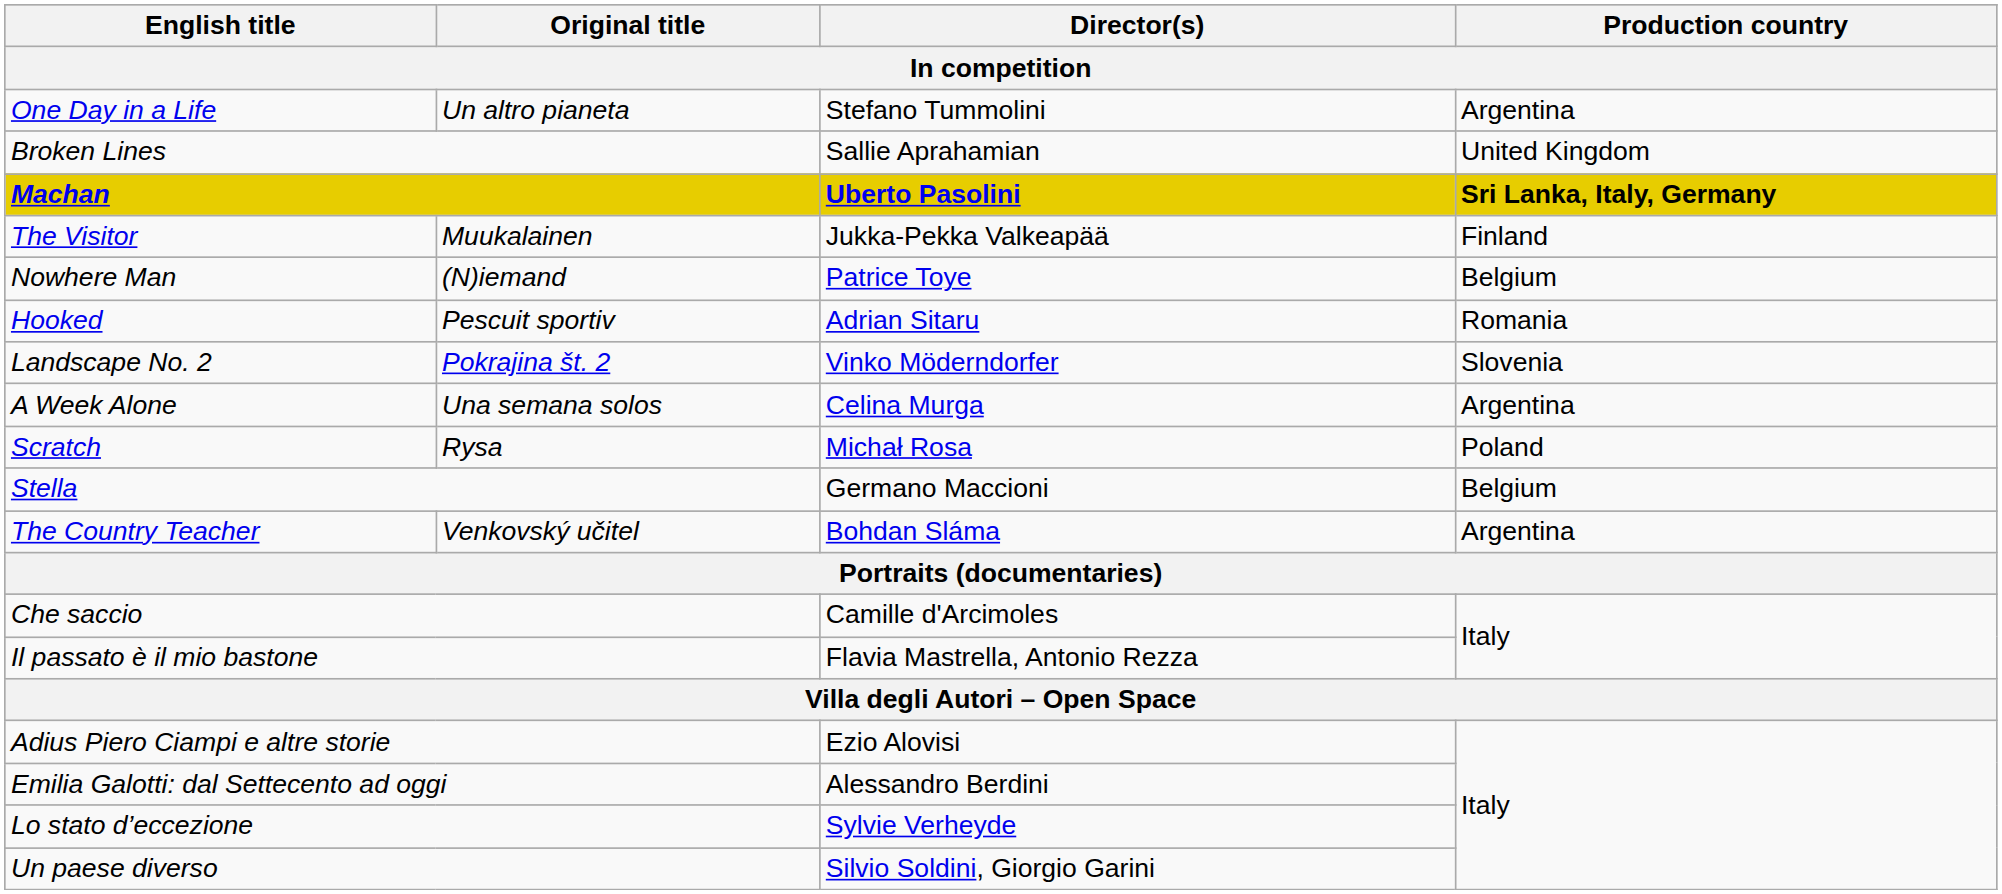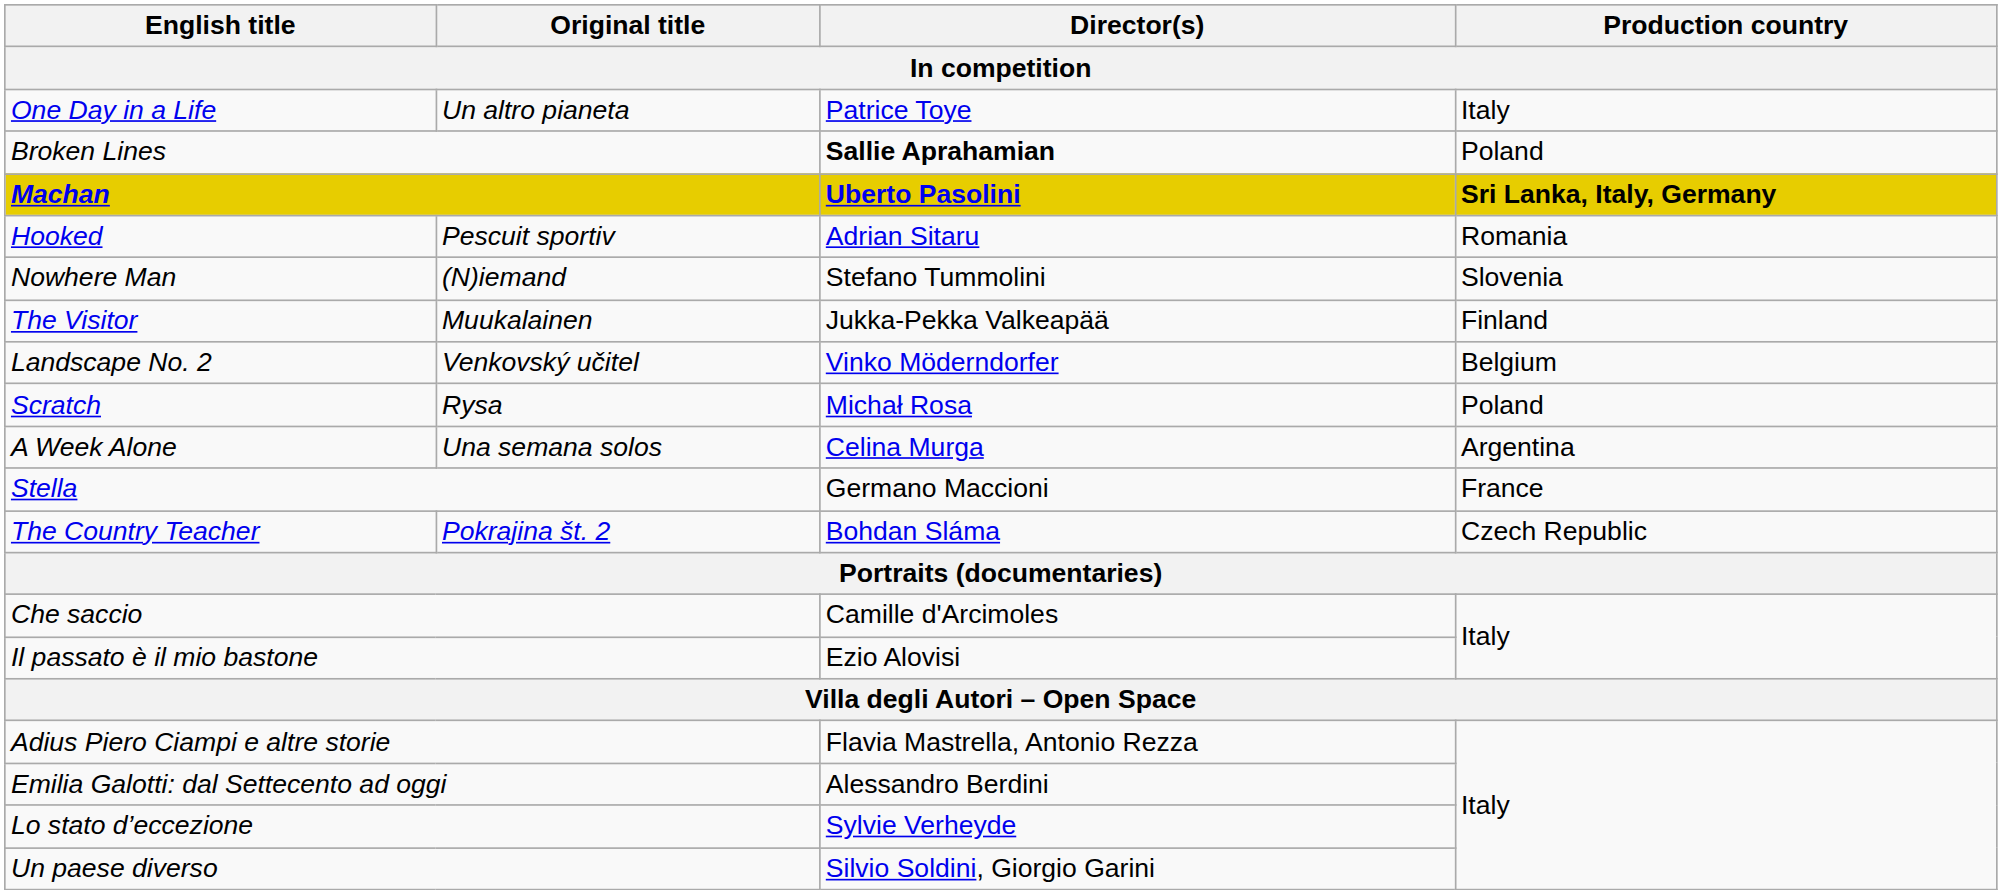(936, 109) Stefano Tummolini -> (899, 109) Patrice Toye
(1518, 109) Argentina -> (1485, 109) Italy
(933, 151) normal -> (940, 151) bold
(1555, 151) United Kingdom -> (1502, 151) Poland
rows swapped: (74, 236) <-> (57, 320)
(899, 278) Patrice Toye -> (936, 278) Stefano Tummolini
(1509, 278) Belgium -> (1512, 278) Slovenia
(526, 362) Pokrajina št. 2 -> (540, 362) Venkovský učitel
(1512, 362) Slovenia -> (1509, 362) Belgium
rows swapped: (56, 446) <-> (94, 404)
(1509, 488) Belgium -> (1502, 488) France
(540, 531) Venkovský učitel -> (526, 531) Pokrajina št. 2
(1518, 531) Argentina -> (1554, 531) Czech Republic
(1012, 657) Flavia Mastrella, Antonio Rezza -> (893, 657) Ezio Alovisi
(893, 741) Ezio Alovisi -> (1012, 741) Flavia Mastrella, Antonio Rezza
